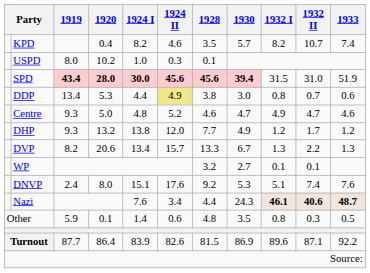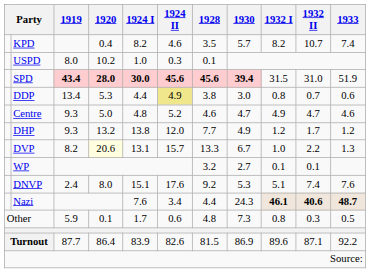(106, 149) no background -> (106, 149) lightyellow background
(140, 149) 13.4 -> (140, 149) 13.1
(279, 149) 1.3 -> (279, 149) 1.0
(140, 219) 1.4 -> (140, 219) 1.7
(244, 219) 3.5 -> (244, 219) 7.3
